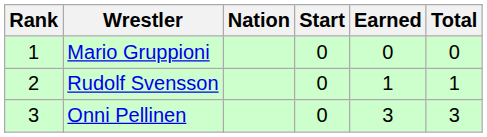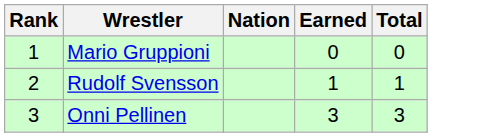- column: (322, 20)
